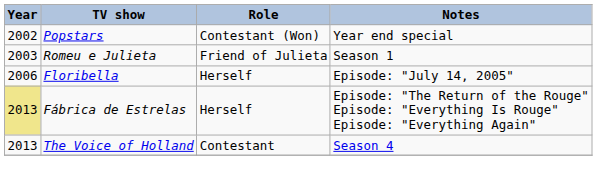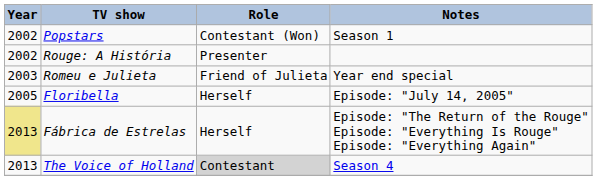(393, 35) Year end special -> (363, 35) Season 1
+ row: (107, 55)
(363, 55) Season 1 -> (393, 76) Year end special
(22, 76) 2006 -> (22, 96) 2005
(237, 145) no background -> (237, 165) lightgrey background
